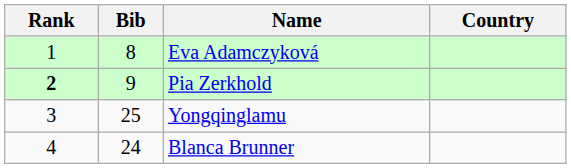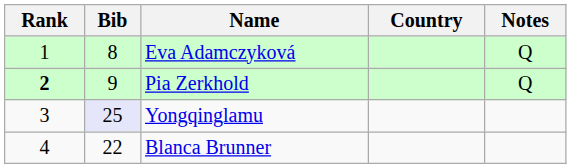+ column: (525, 20)
(131, 115) no background -> (112, 115) lavender background
(131, 147) 24 -> (112, 147) 22
